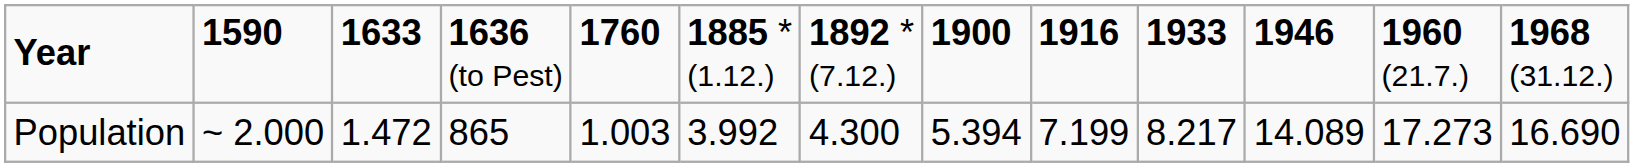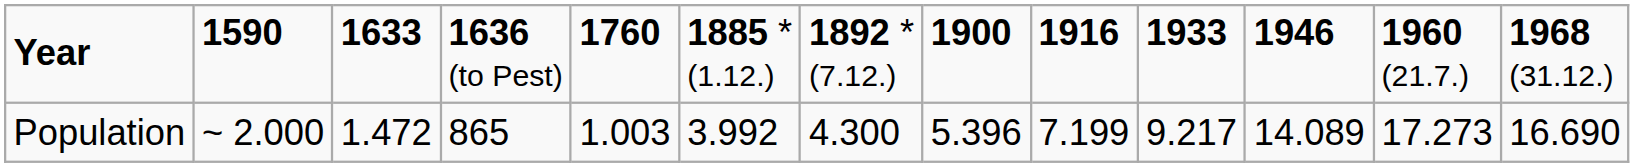(976, 131) 5.394 -> (976, 131) 5.396
(1192, 131) 8.217 -> (1192, 131) 9.217
